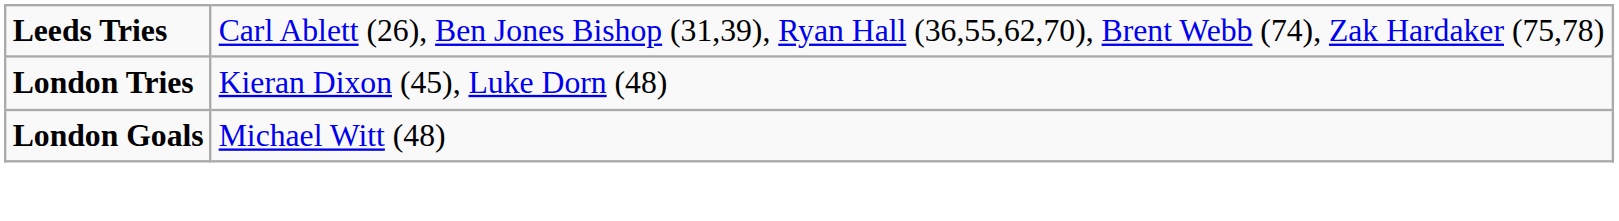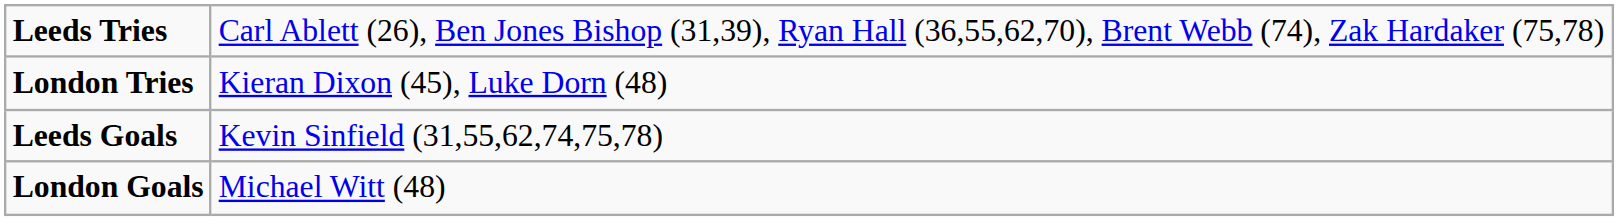+ row: (95, 134)
